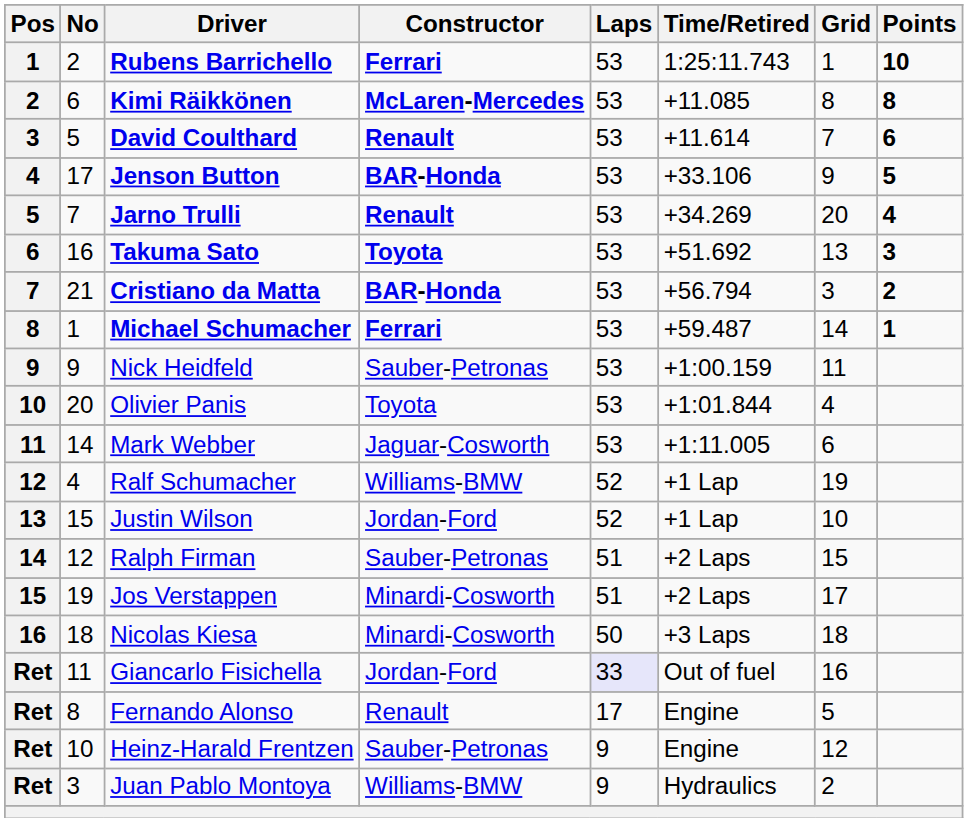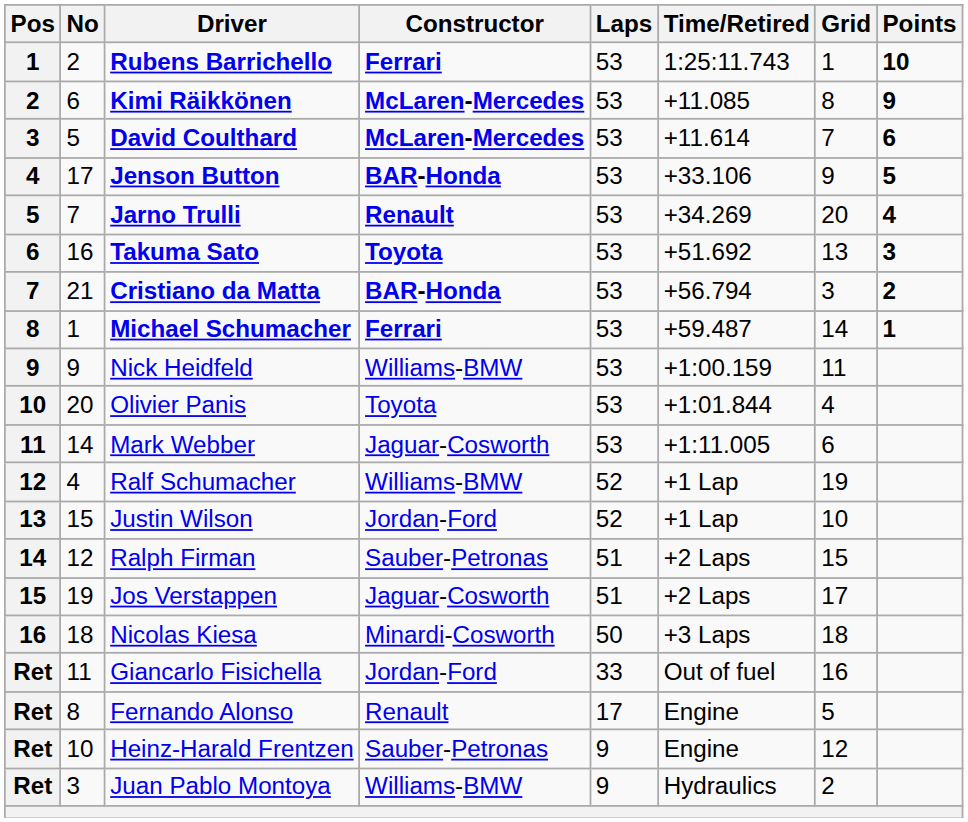(889, 100) 8 -> (889, 100) 9
(409, 138) Renault -> (475, 138) McLaren-Mercedes
(457, 367) Sauber-Petronas -> (444, 367) Williams-BMW
(460, 596) Minardi-Cosworth -> (457, 596) Jaguar-Cosworth
(609, 672) lavender background -> (609, 672) no background
